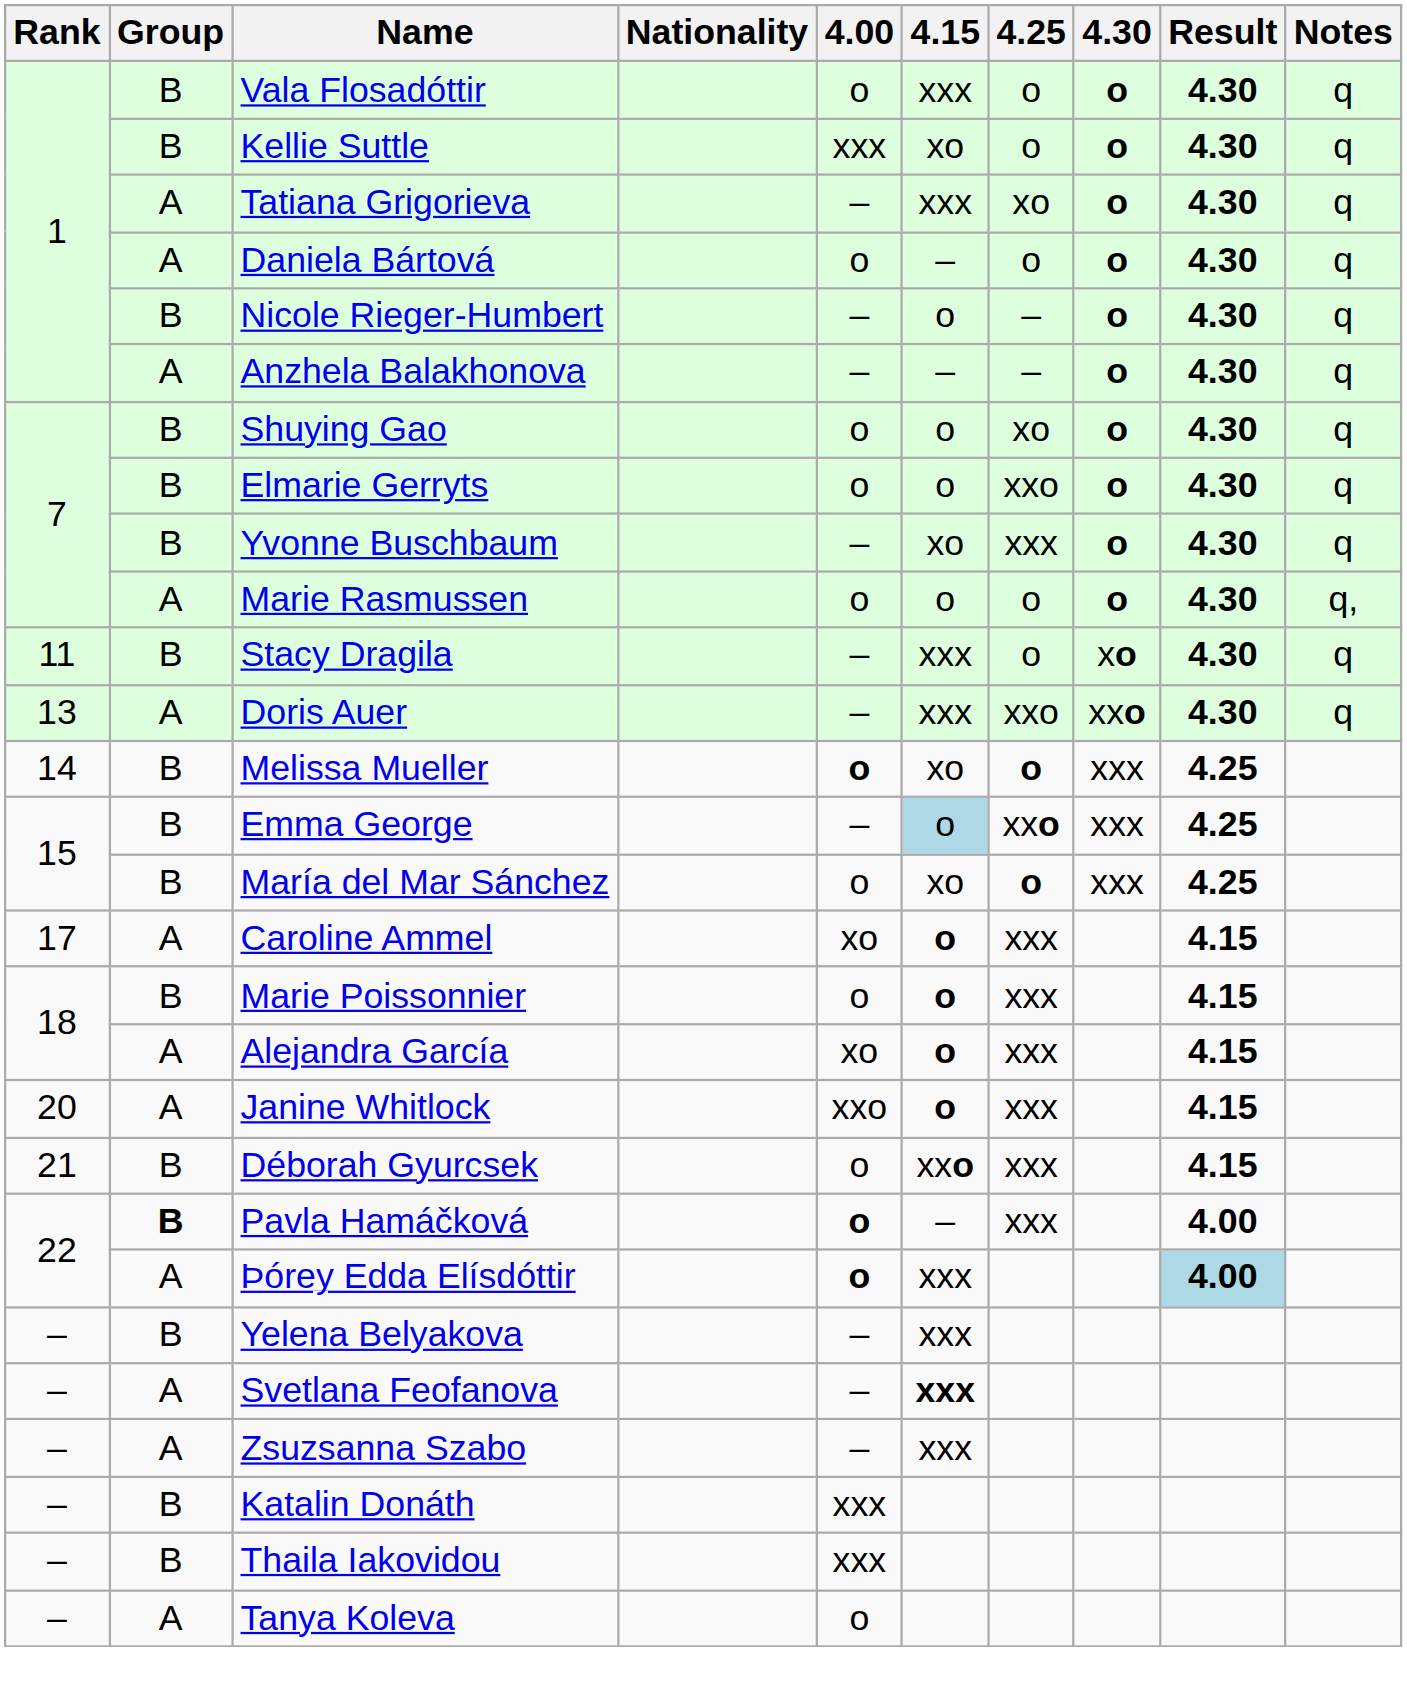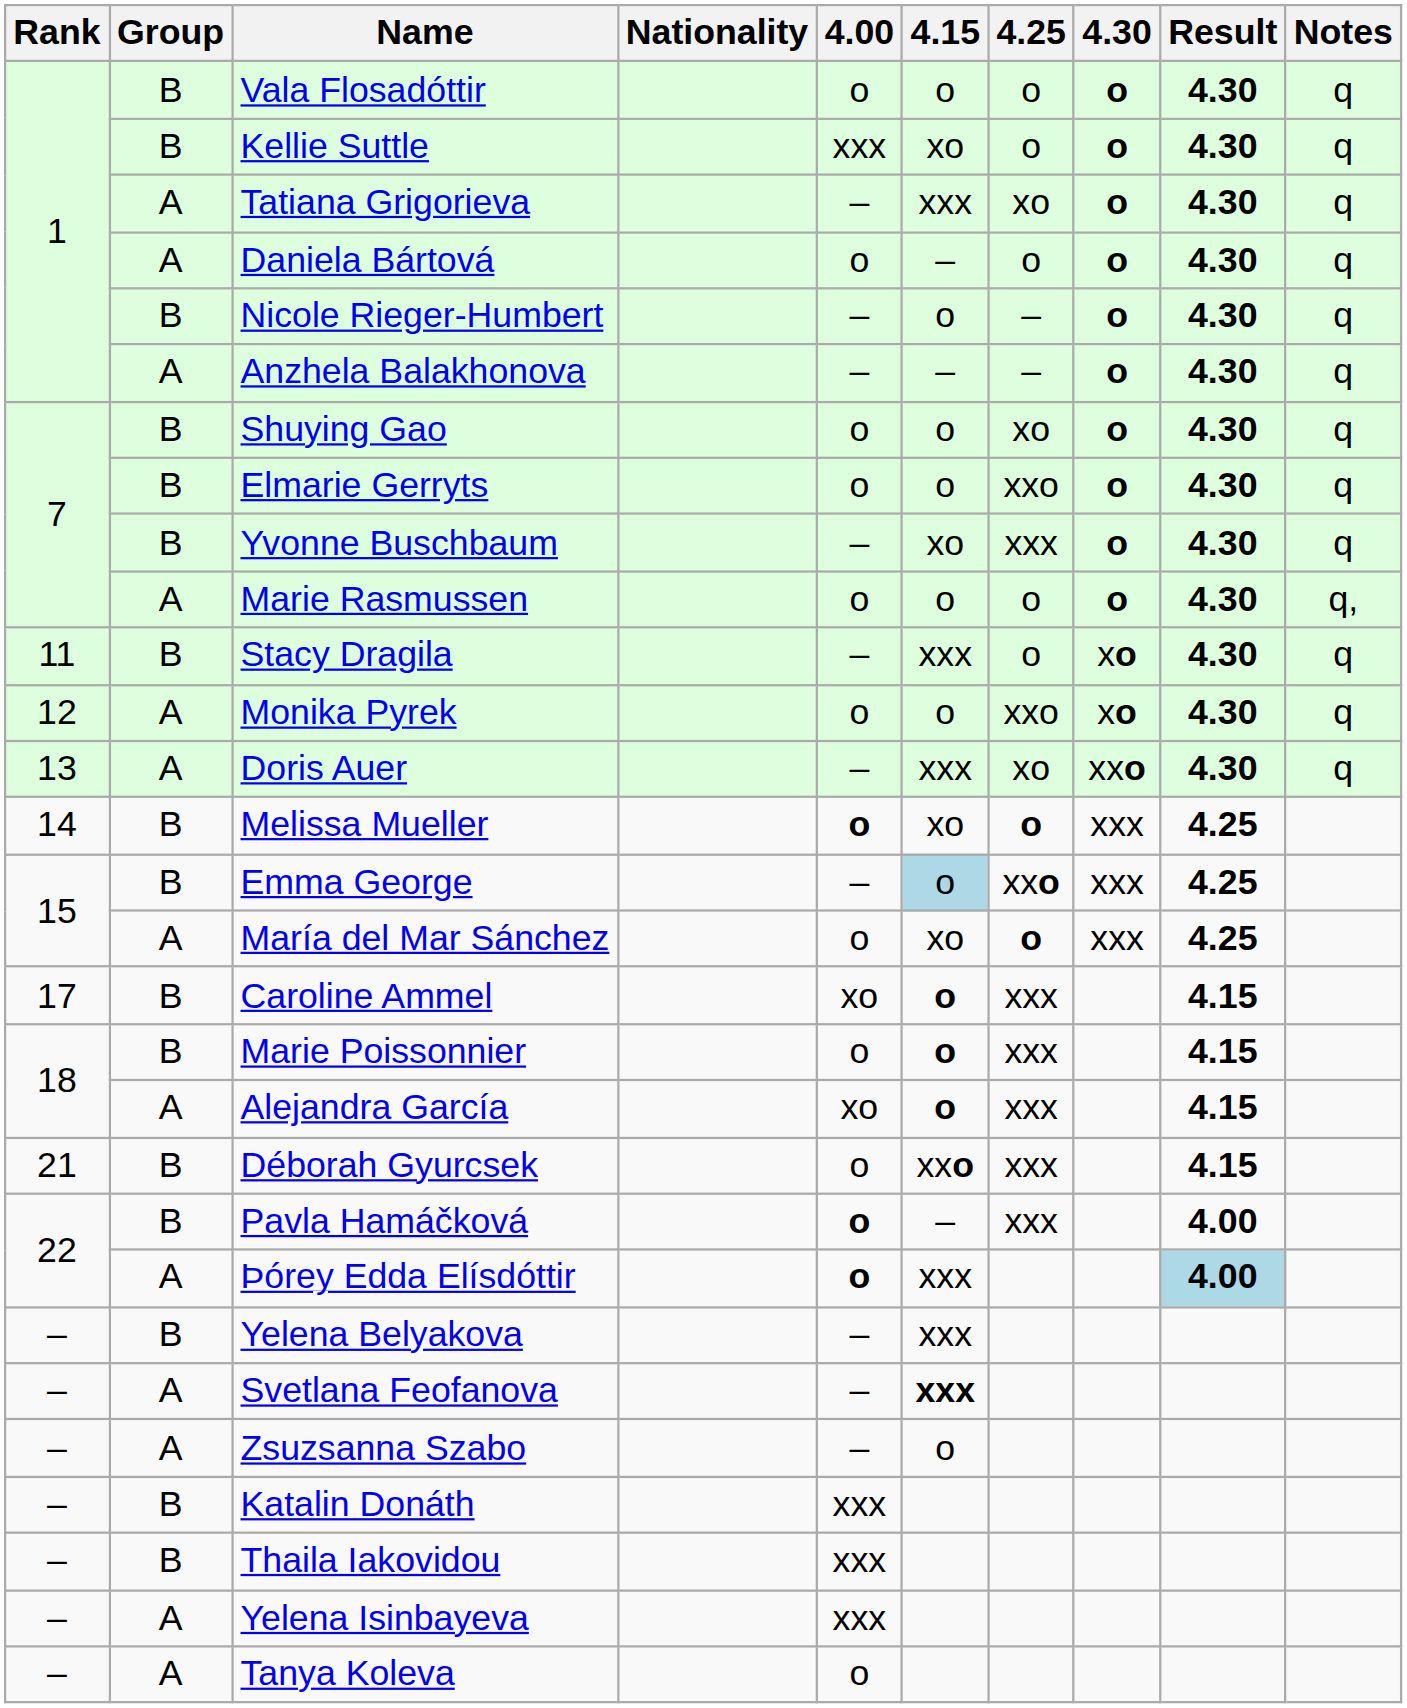(945, 89) xxx -> (945, 89) o
+ row: (349, 711)
(1031, 711) xxo -> (1031, 768) xo
(171, 881) B -> (171, 938) A
(171, 938) A -> (171, 994) B
- row: (365, 1107)
(171, 1221) bold -> (171, 1221) normal
(945, 1447) xxx -> (945, 1447) o
+ row: (385, 1617)
